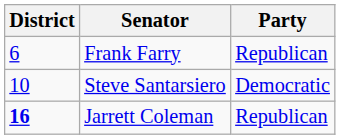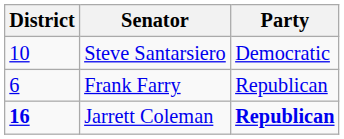rows swapped: (132, 52) <-> (155, 85)
(281, 117) normal -> (285, 117) bold
